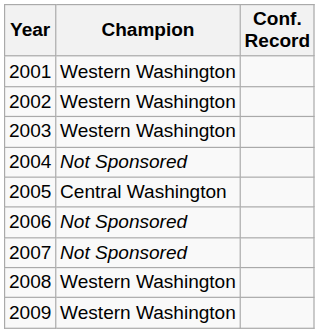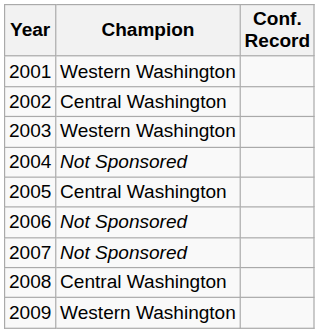(148, 101) Western Washington -> (143, 101) Central Washington
(148, 282) Western Washington -> (143, 282) Central Washington
